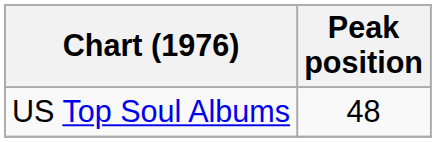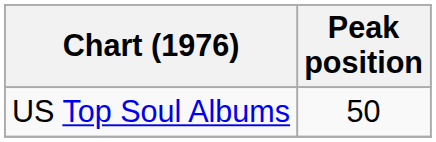(364, 111) 48 -> (364, 111) 50
